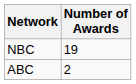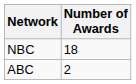(71, 49) 19 -> (71, 49) 18
